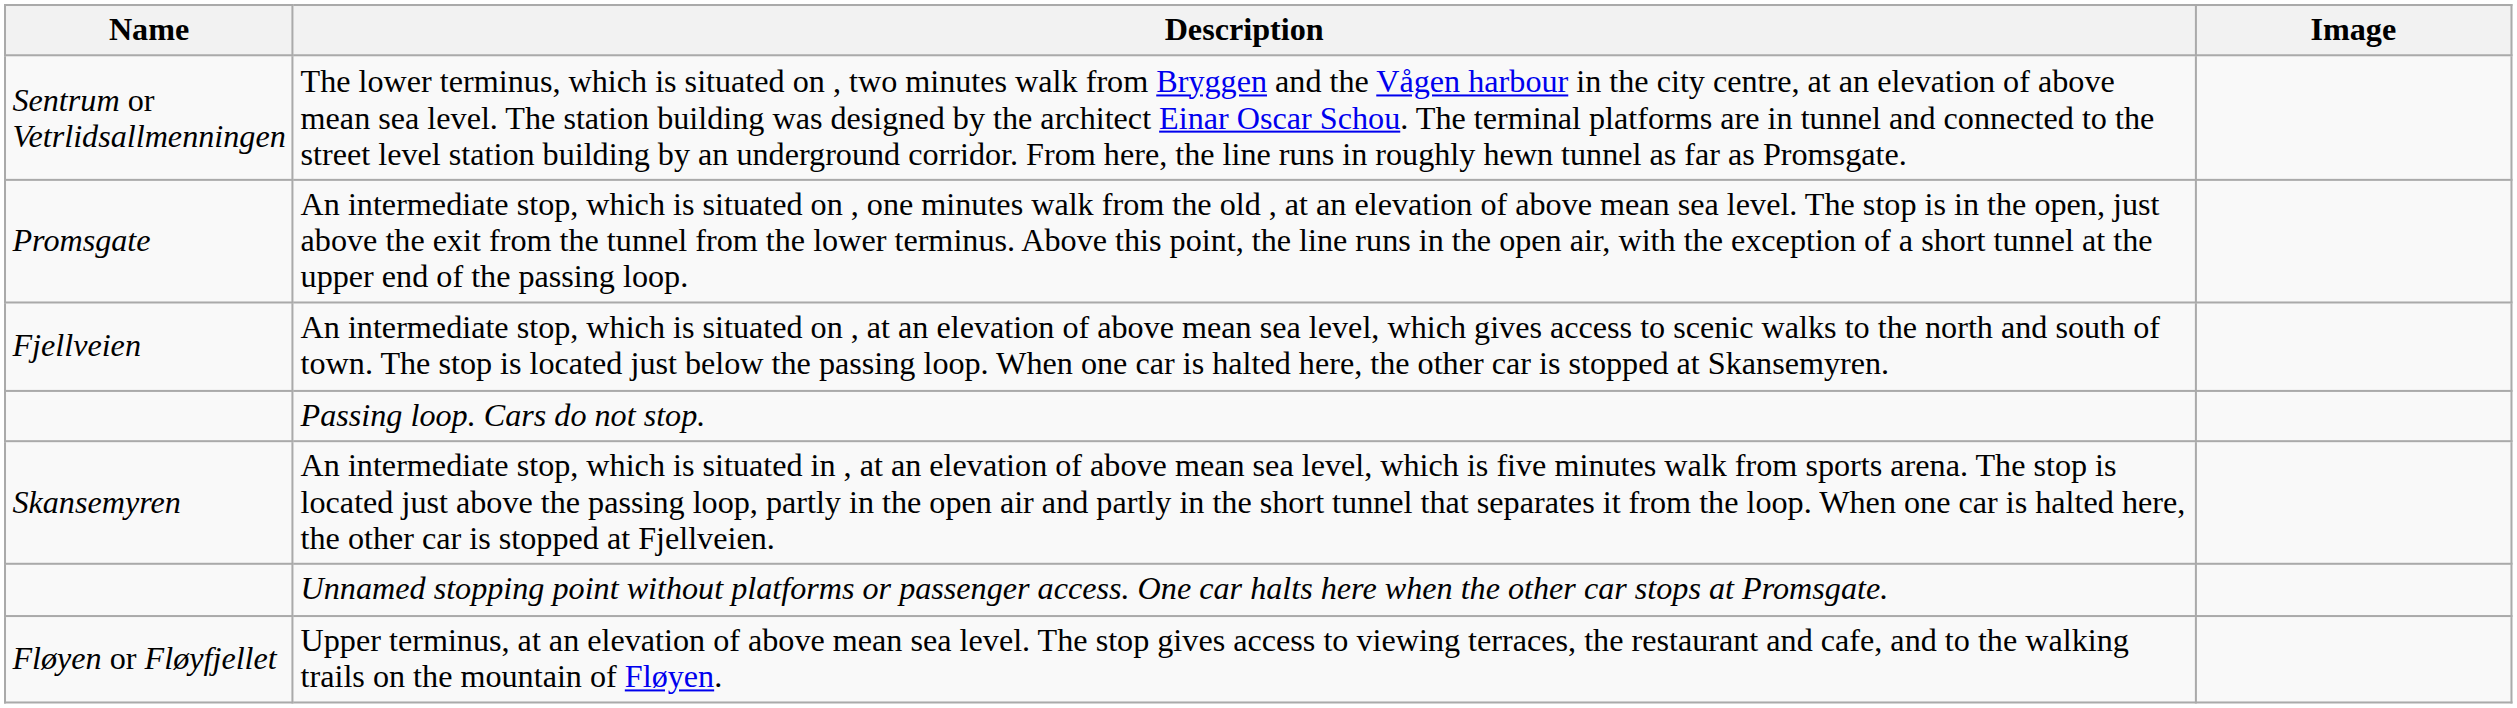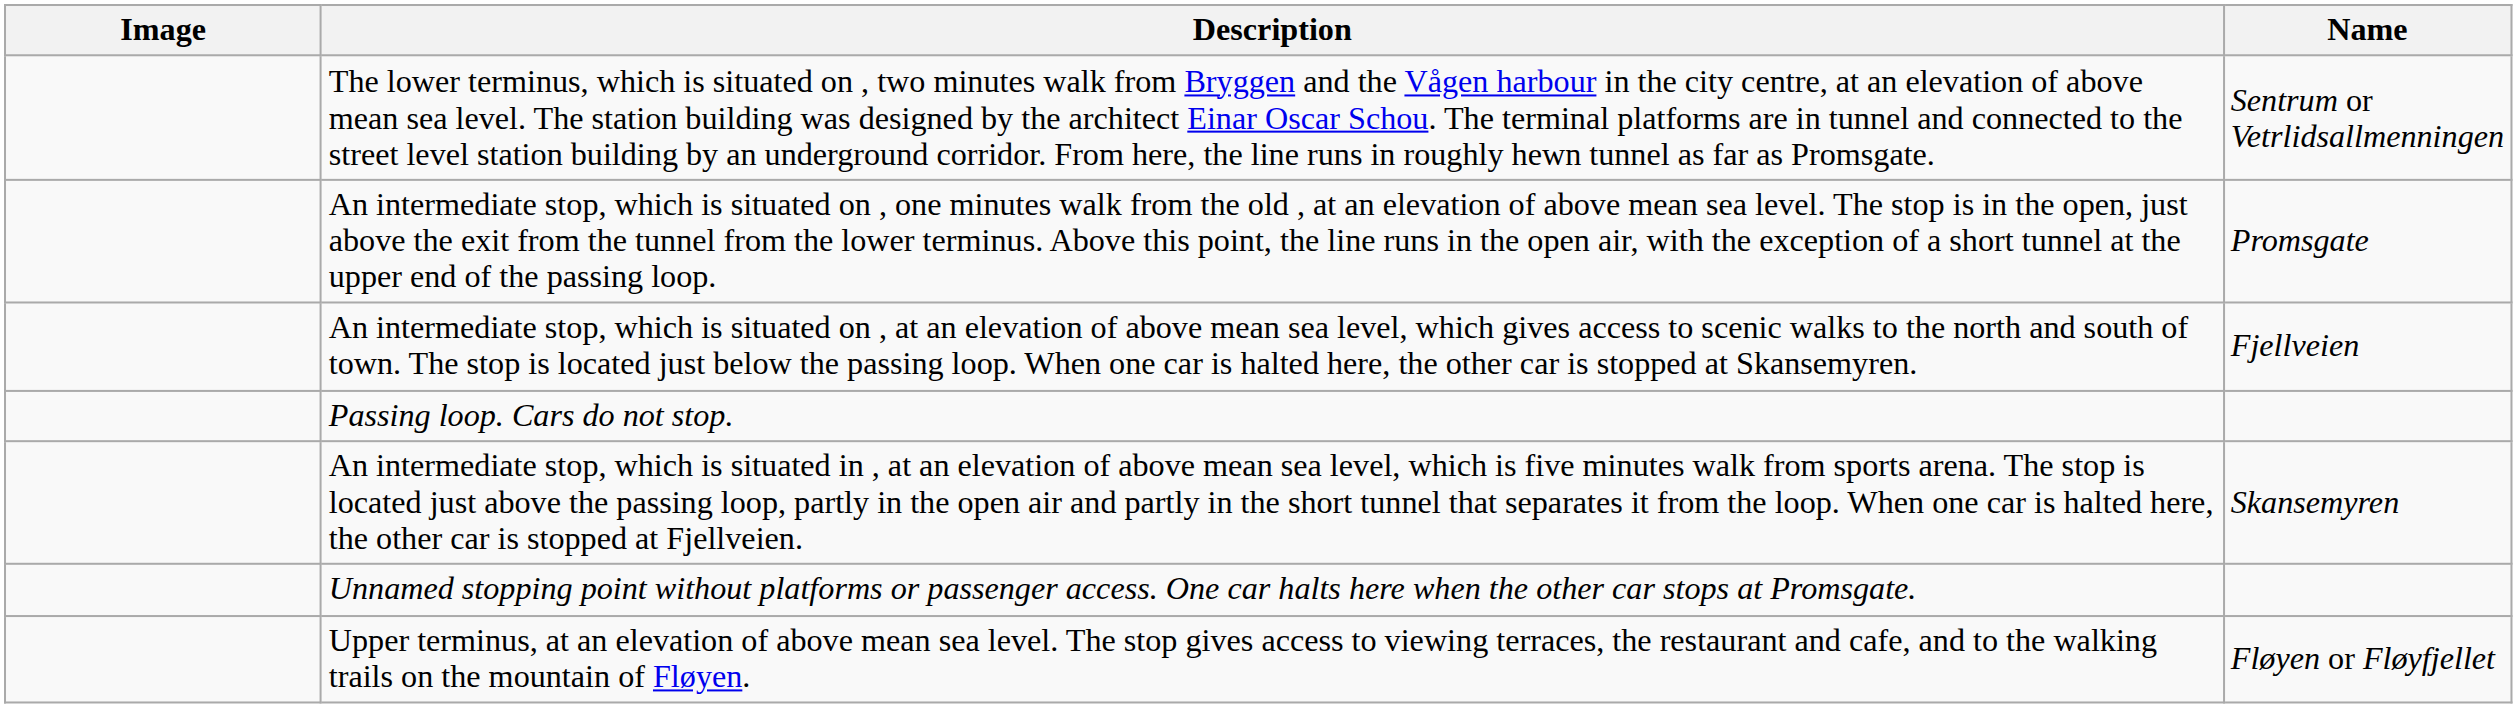columns swapped: (149, 30) <-> (2353, 30)
